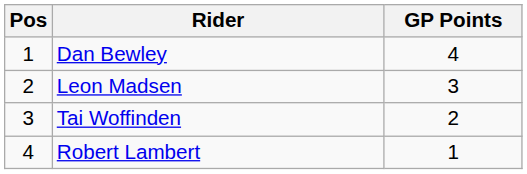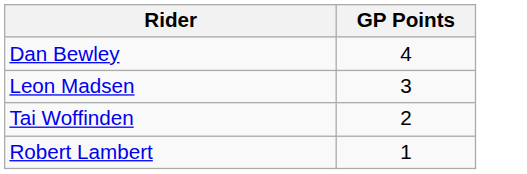- column: (28, 20)
